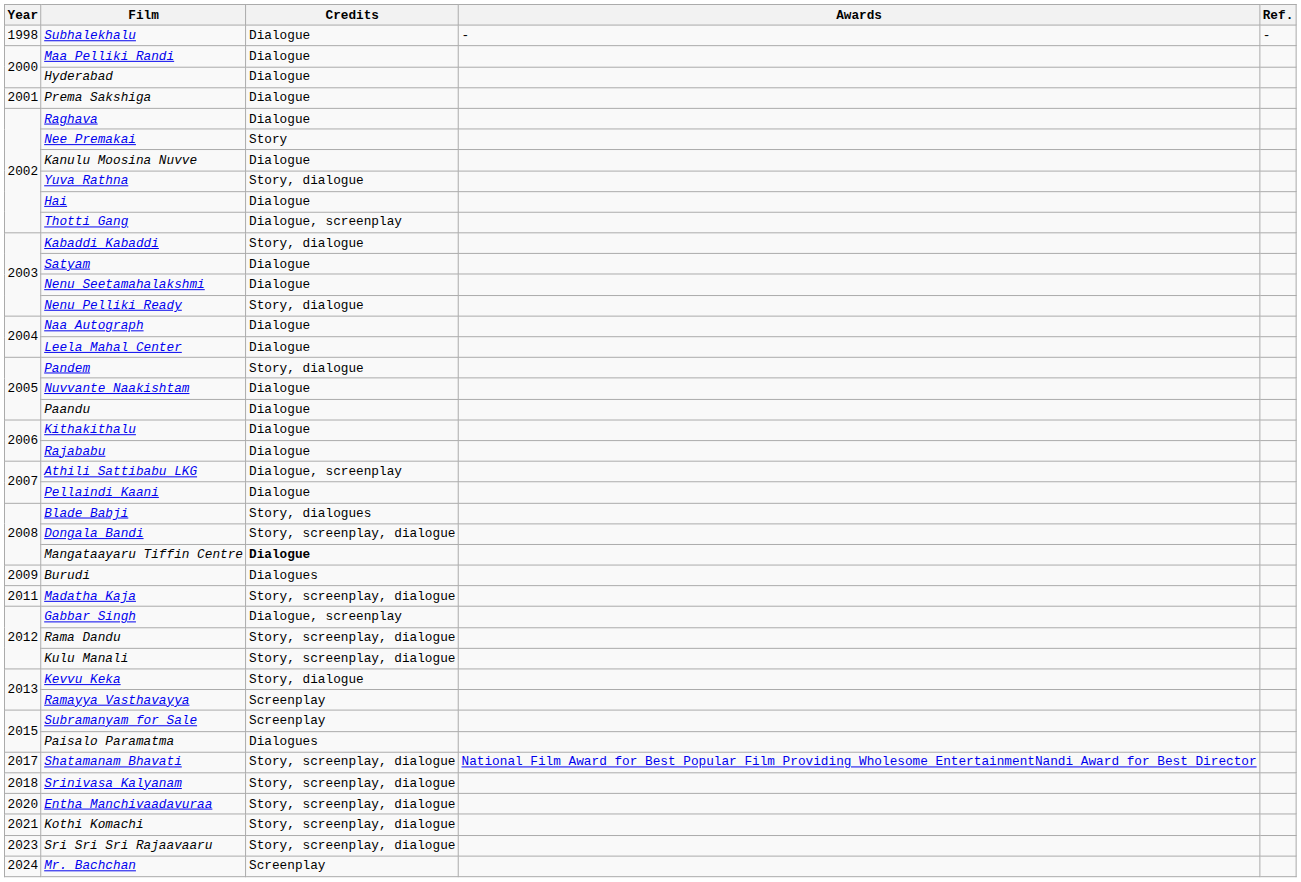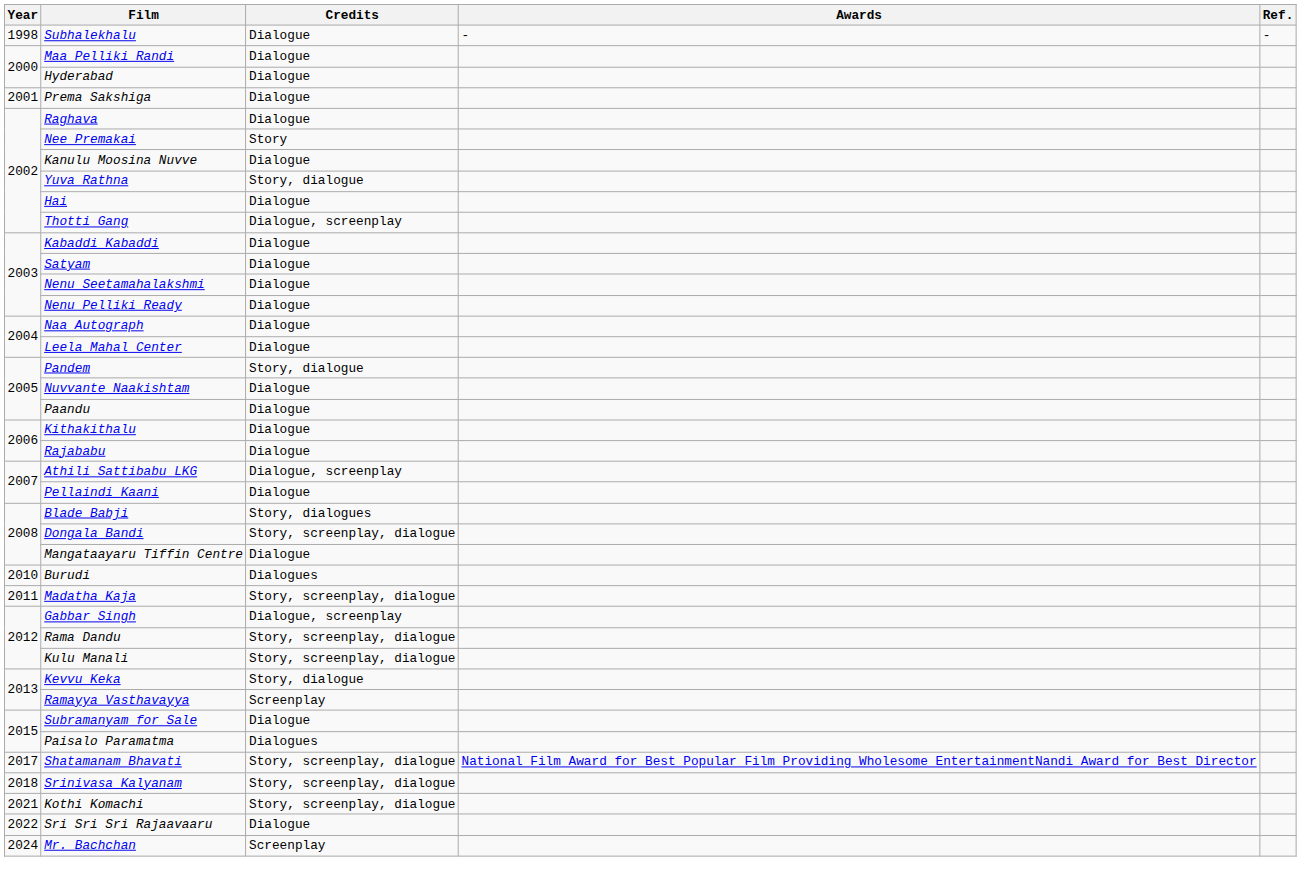(306, 243) Story, dialogue -> (280, 243) Dialogue
(306, 306) Story, dialogue -> (280, 306) Dialogue
(280, 555) bold -> (280, 555) normal
(23, 575) 2009 -> (23, 575) 2010
(287, 721) Screenplay -> (280, 721) Dialogue
- row: (128, 804)
(23, 845) 2023 -> (23, 825) 2022
(352, 845) Story, screenplay, dialogue -> (280, 825) Dialogue
